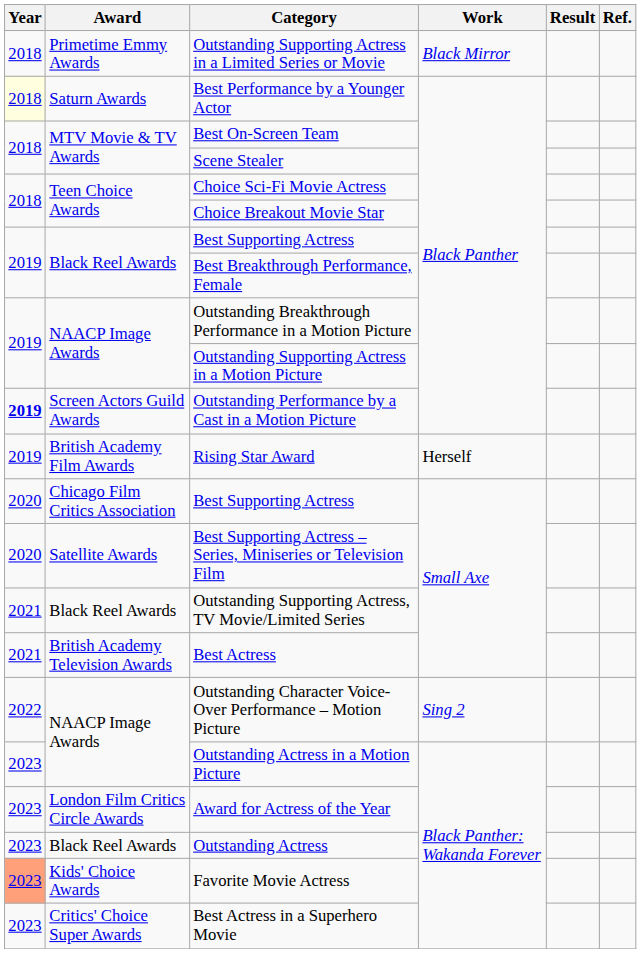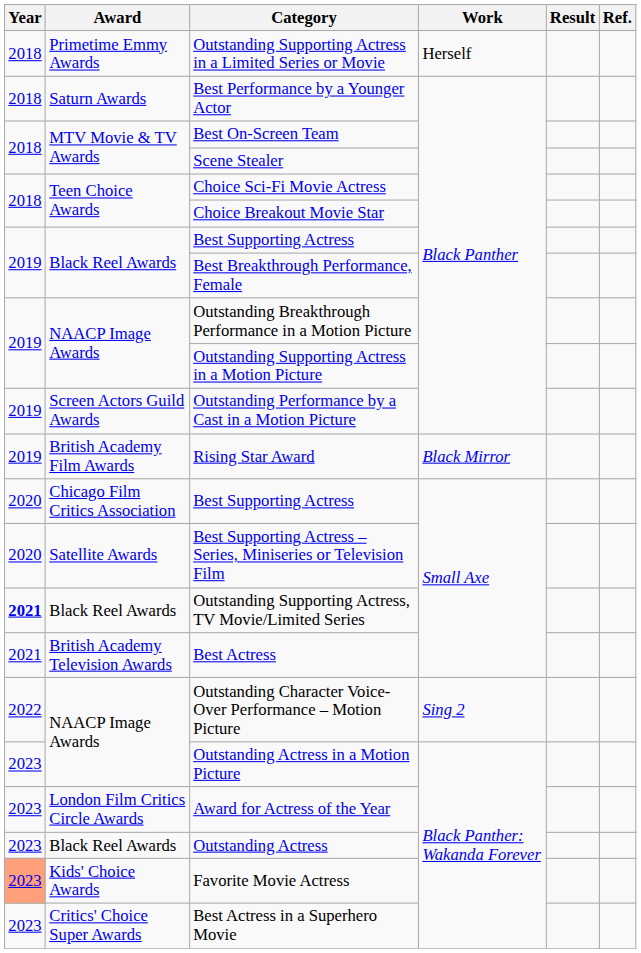(466, 53) Black Mirror -> (447, 53) Herself
(25, 98) lightyellow background -> (25, 98) no background
(25, 410) bold -> (25, 410) normal
(447, 456) Herself -> (466, 456) Black Mirror
(25, 610) normal -> (25, 610) bold
